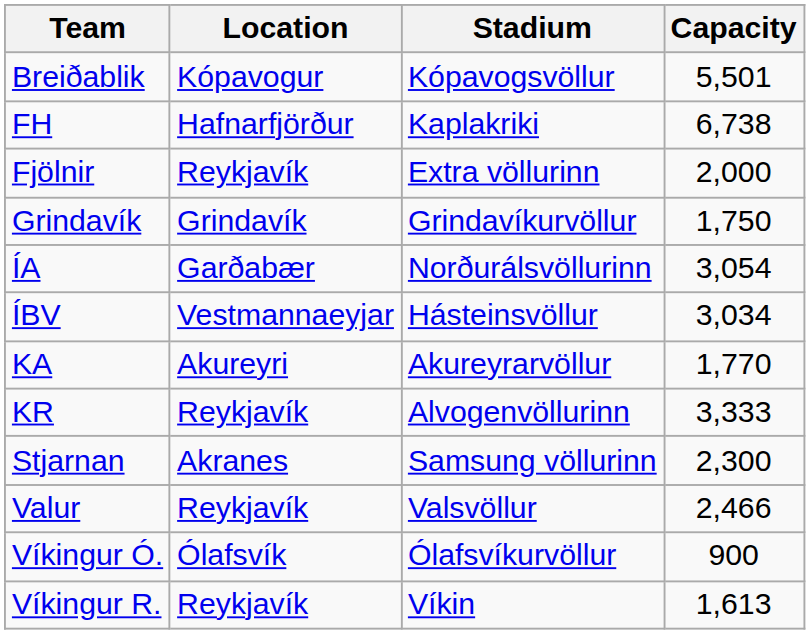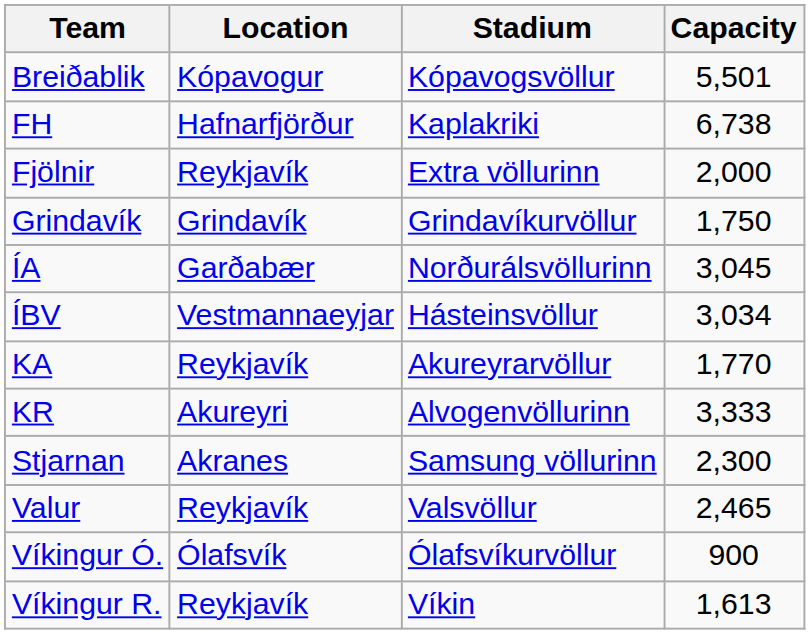(734, 268) 3,054 -> (734, 268) 3,045
(233, 364) Akureyri -> (243, 364) Reykjavík
(243, 412) Reykjavík -> (233, 412) Akureyri
(734, 508) 2,466 -> (734, 508) 2,465
